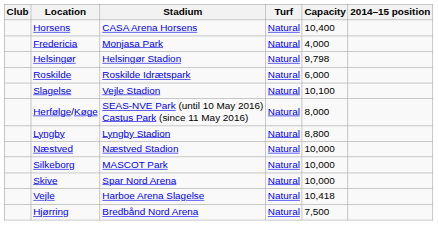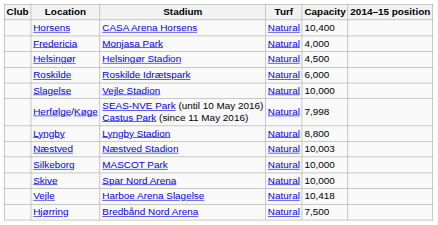(317, 59) 9,798 -> (317, 59) 4,500
(320, 91) 10,100 -> (320, 91) 10,000
(317, 112) 8,000 -> (317, 112) 7,998
(320, 149) 10,000 -> (320, 149) 10,003
